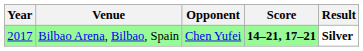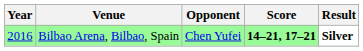(20, 35) 2017 -> (20, 35) 2016
